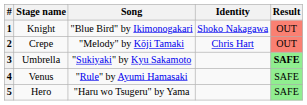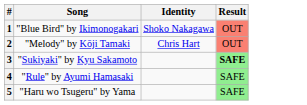- column: (41, 12)
